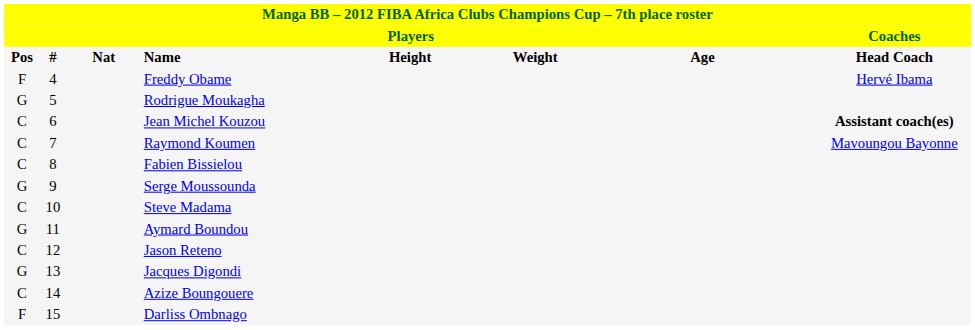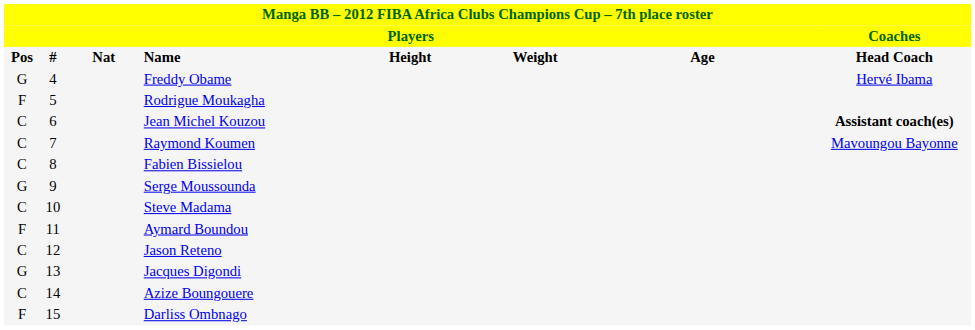(22, 78) F -> (22, 78) G
(22, 100) G -> (22, 100) F
(22, 228) G -> (22, 228) F
